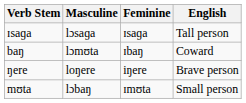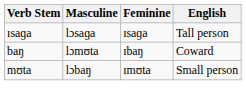- row: (17, 70)
